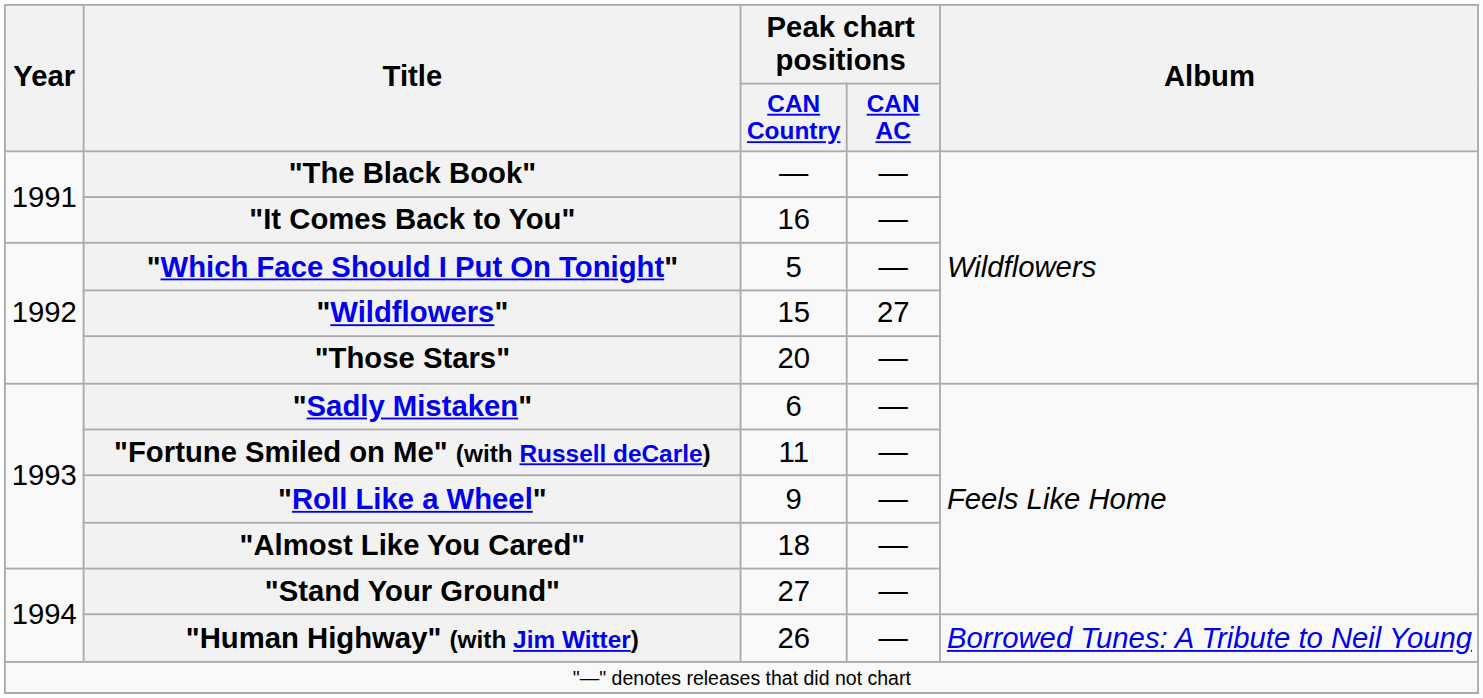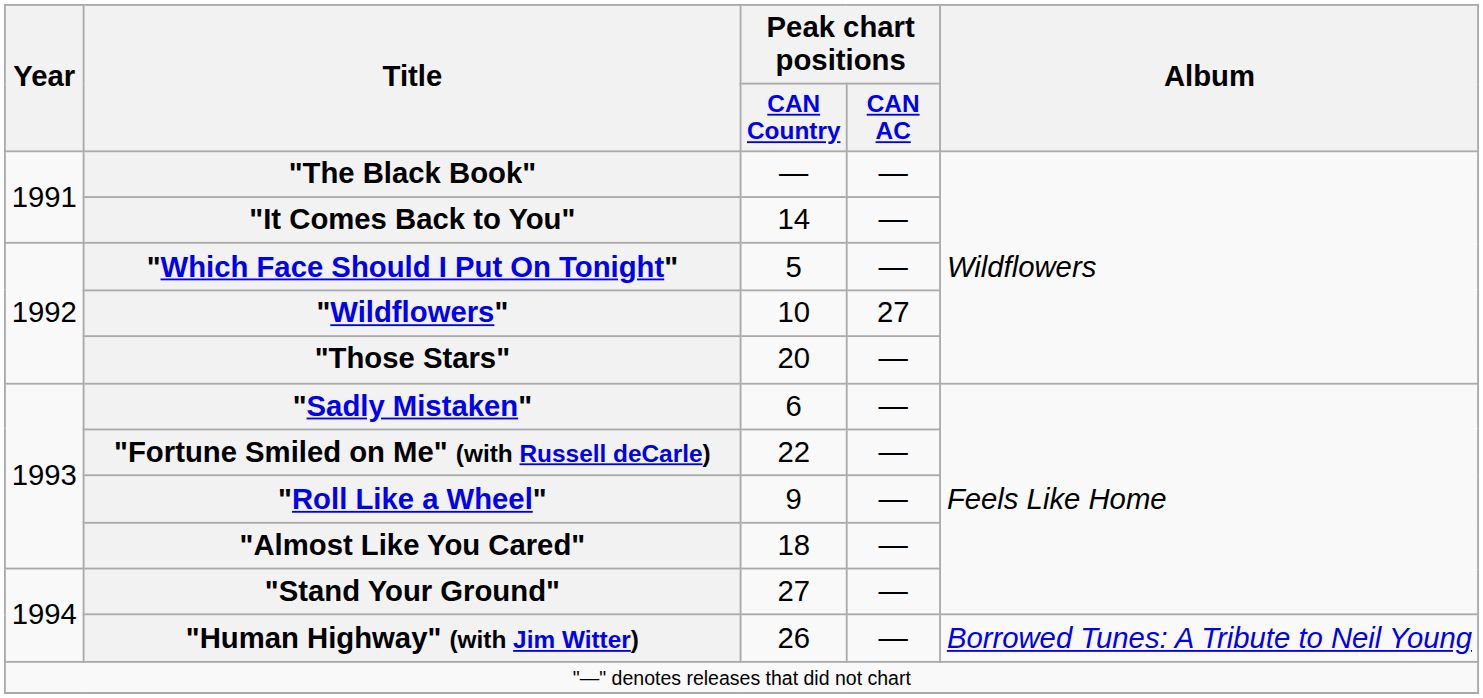(794, 219) 16 -> (794, 219) 14
(794, 312) 15 -> (794, 312) 10
(794, 452) 11 -> (794, 452) 22
